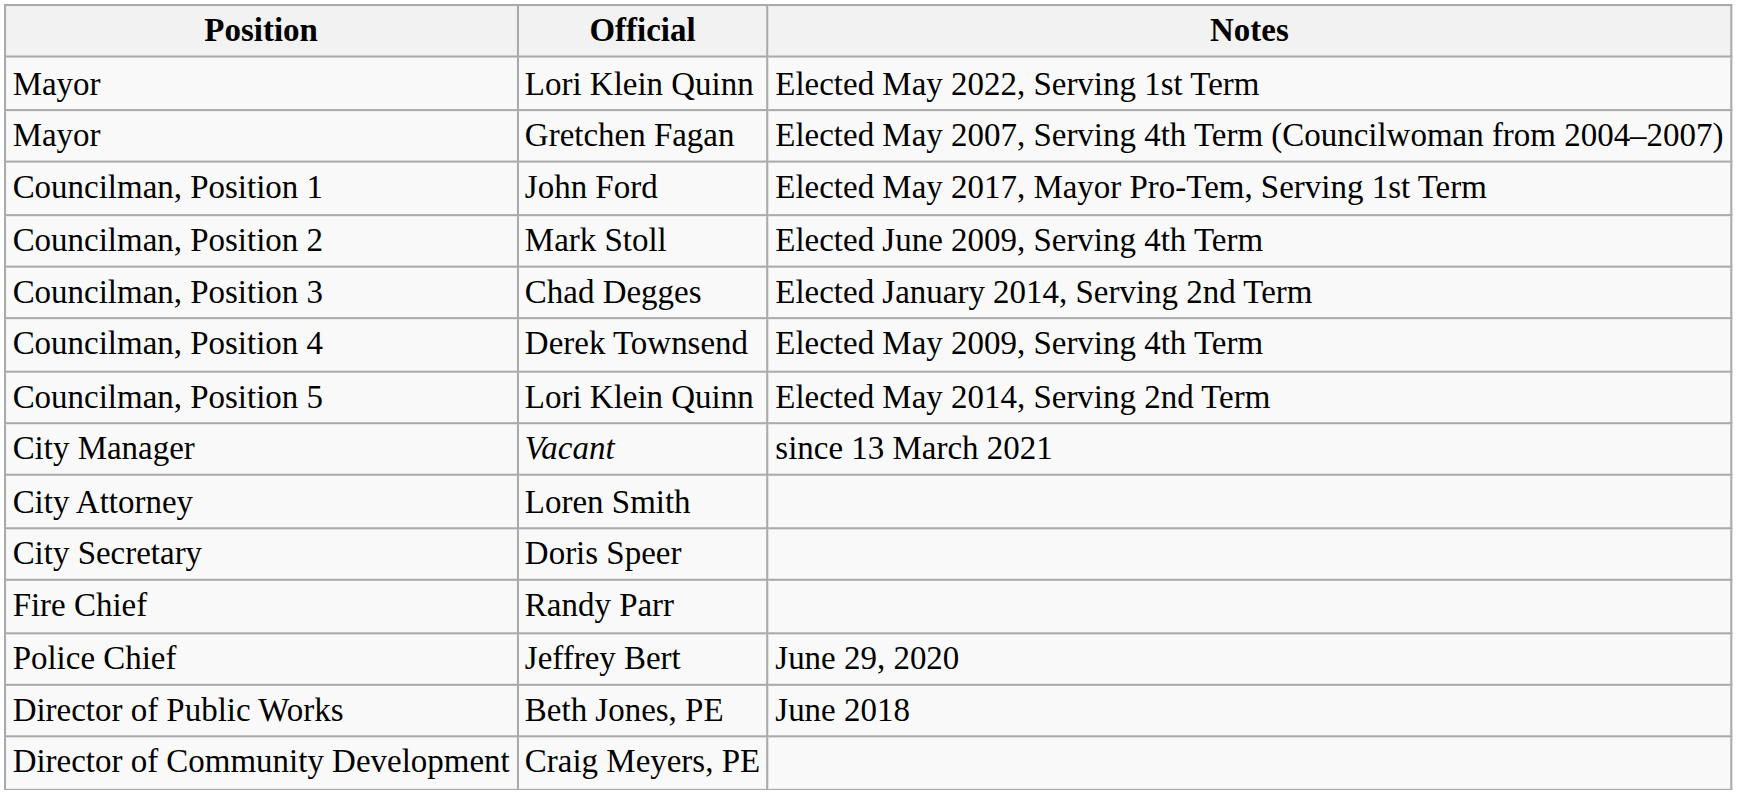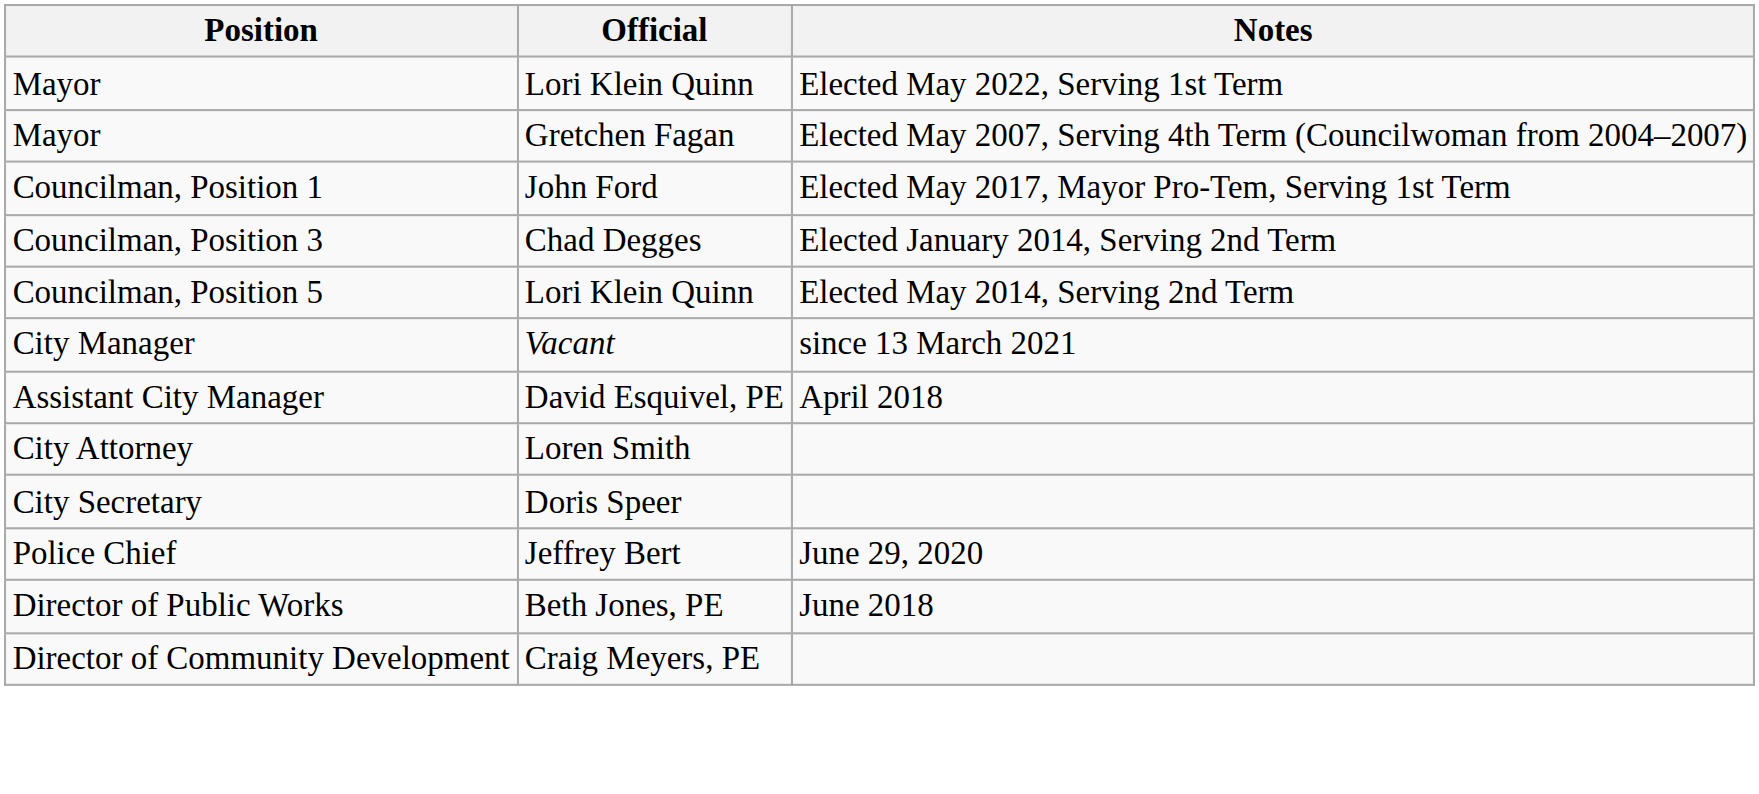- row: (168, 239)
- row: (168, 344)
+ row: (168, 396)
- row: (80, 605)
